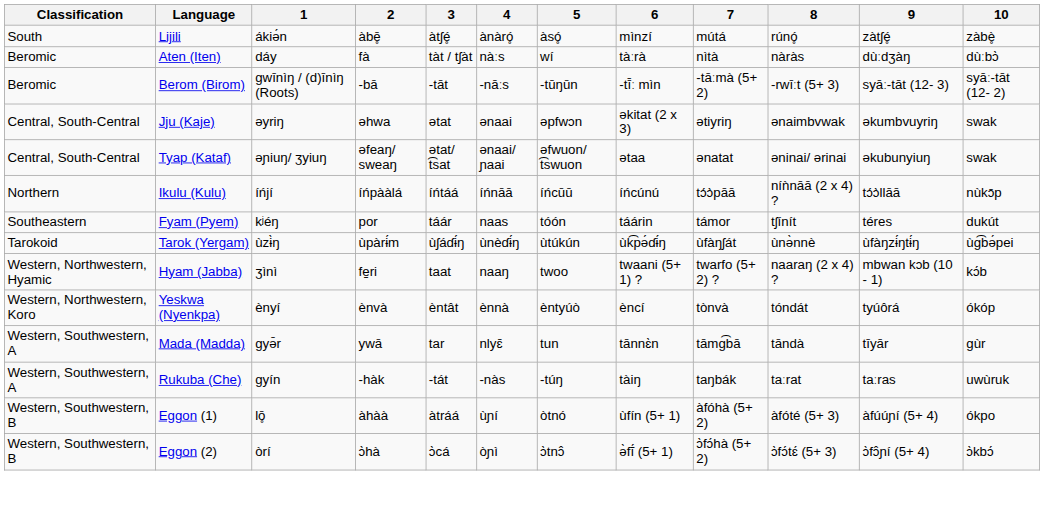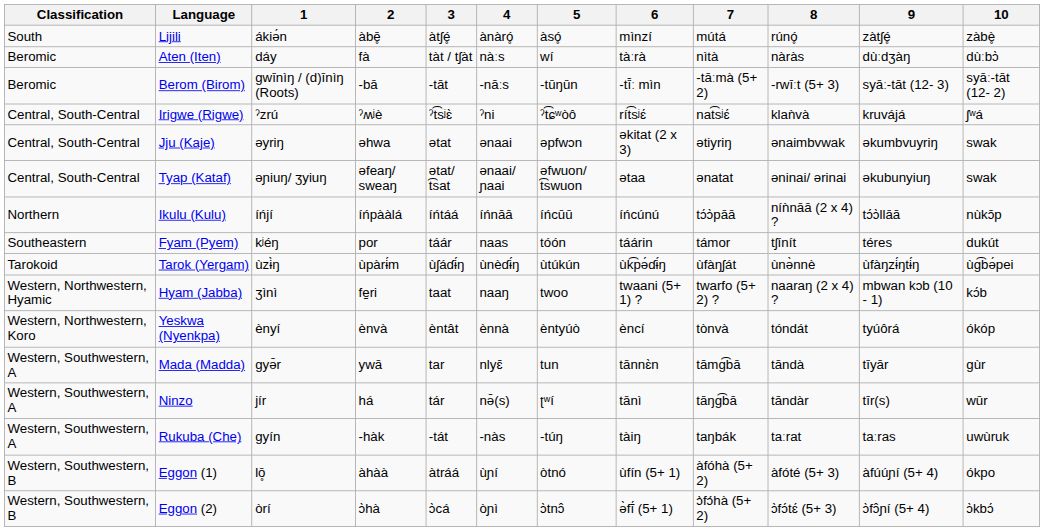+ row: (201, 114)
+ row: (176, 400)
